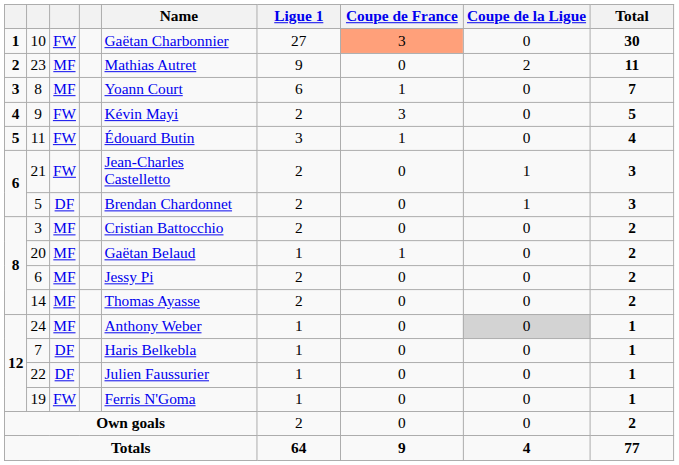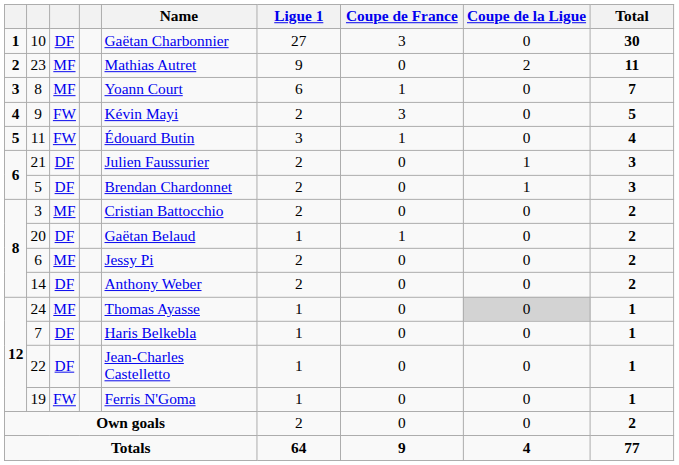(64, 41) FW -> (64, 41) DF
(402, 41) lightsalmon background -> (402, 41) no background
(64, 171) FW -> (64, 162) DF
(144, 171) Jean-Charles Castelletto -> (157, 162) Julien Faussurier
(64, 253) MF -> (64, 235) DF
(64, 301) MF -> (64, 284) DF
(152, 301) Thomas Ayasse -> (153, 284) Anthony Weber
(153, 326) Anthony Weber -> (152, 308) Thomas Ayasse
(157, 374) Julien Faussurier -> (144, 366) Jean-Charles Castelletto
